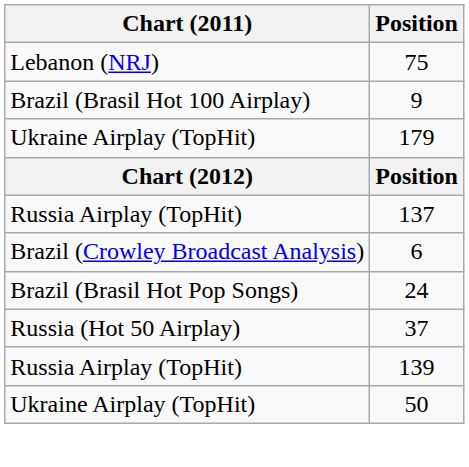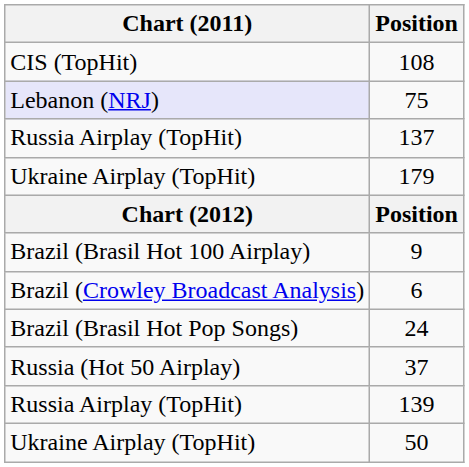+ row: (417, 61)
(85, 61) no background -> (85, 99) lavender background
rows swapped: (417, 213) <-> (417, 99)
